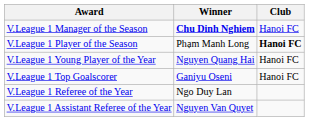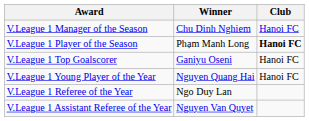(215, 28) bold -> (213, 28) normal
rows swapped: (62, 76) <-> (81, 60)
